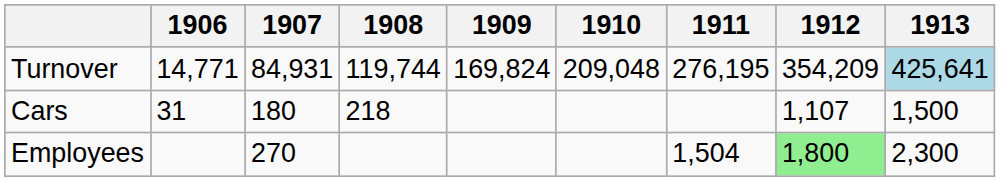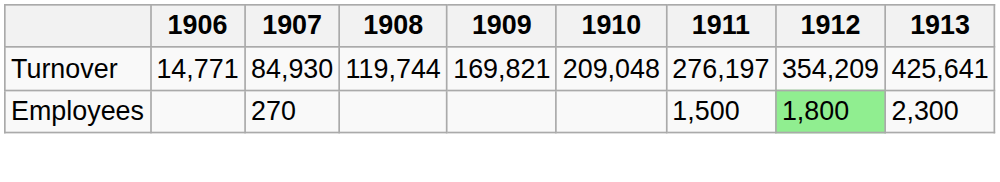(292, 68) 84,931 -> (292, 68) 84,930
(502, 68) 169,824 -> (502, 68) 169,821
(721, 68) 276,195 -> (721, 68) 276,197
(940, 68) lightblue background -> (940, 68) no background
- row: (39, 111)
(706, 153) 1,504 -> (706, 111) 1,500
